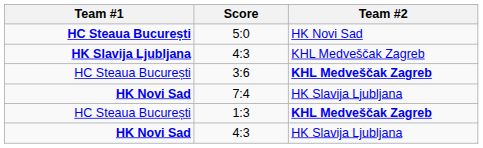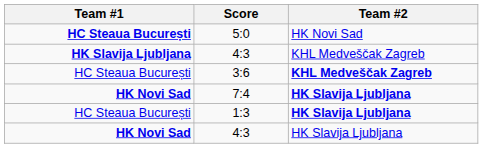(347, 93) normal -> (351, 93) bold
(362, 113) KHL Medveščak Zagreb -> (351, 113) HK Slavija Ljubljana
